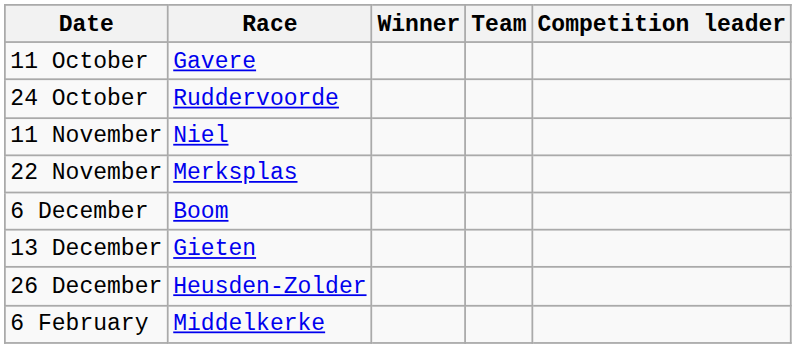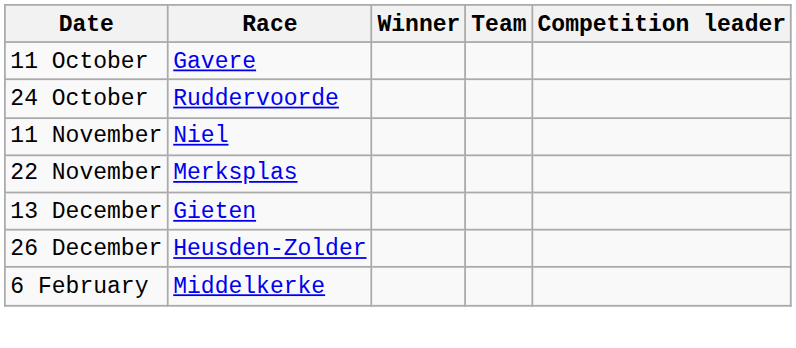- row: (79, 211)
